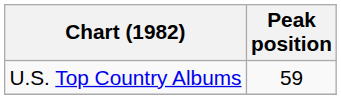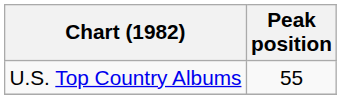(291, 77) 59 -> (291, 77) 55
